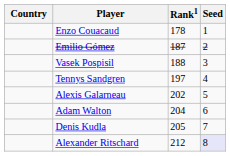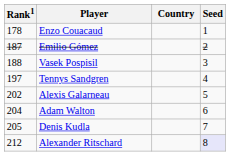columns swapped: (29, 13) <-> (184, 13)
